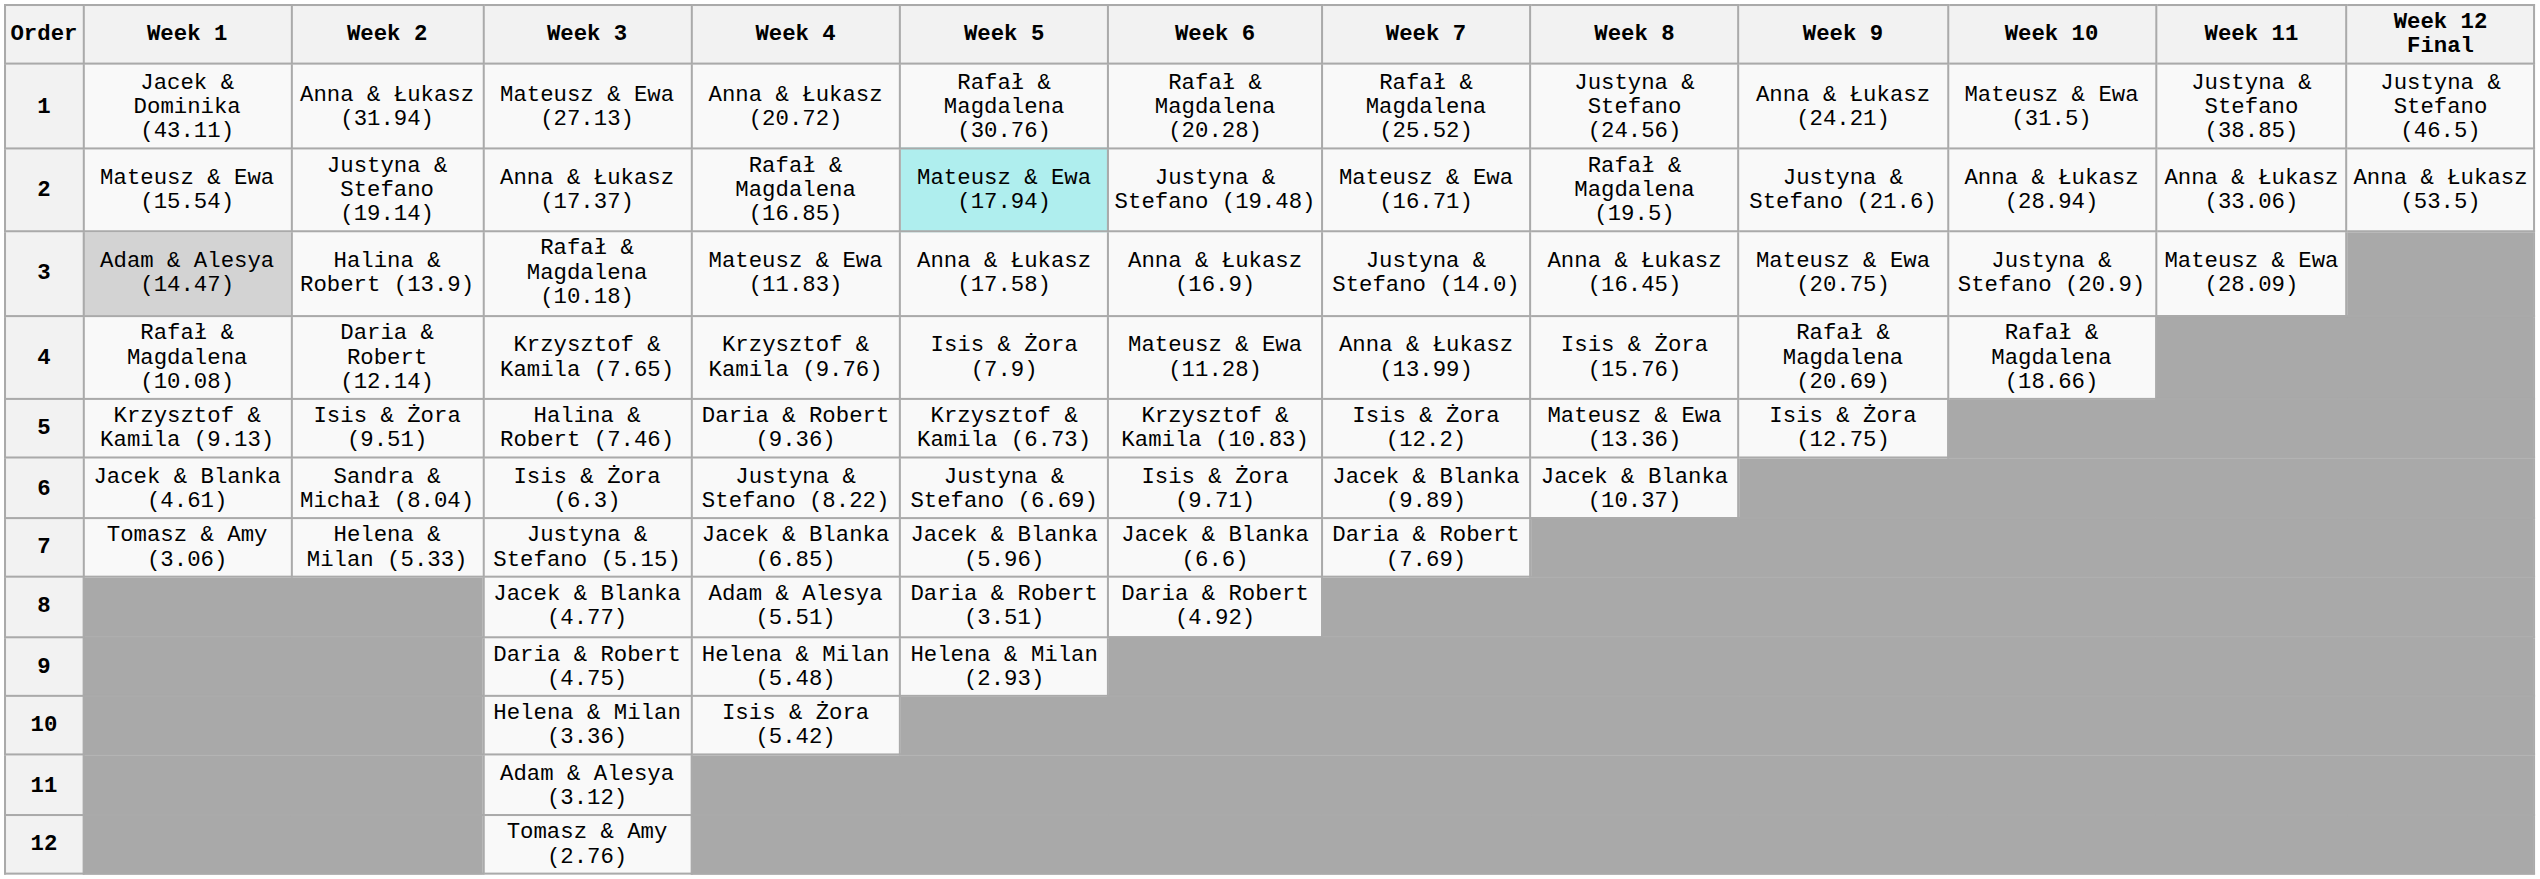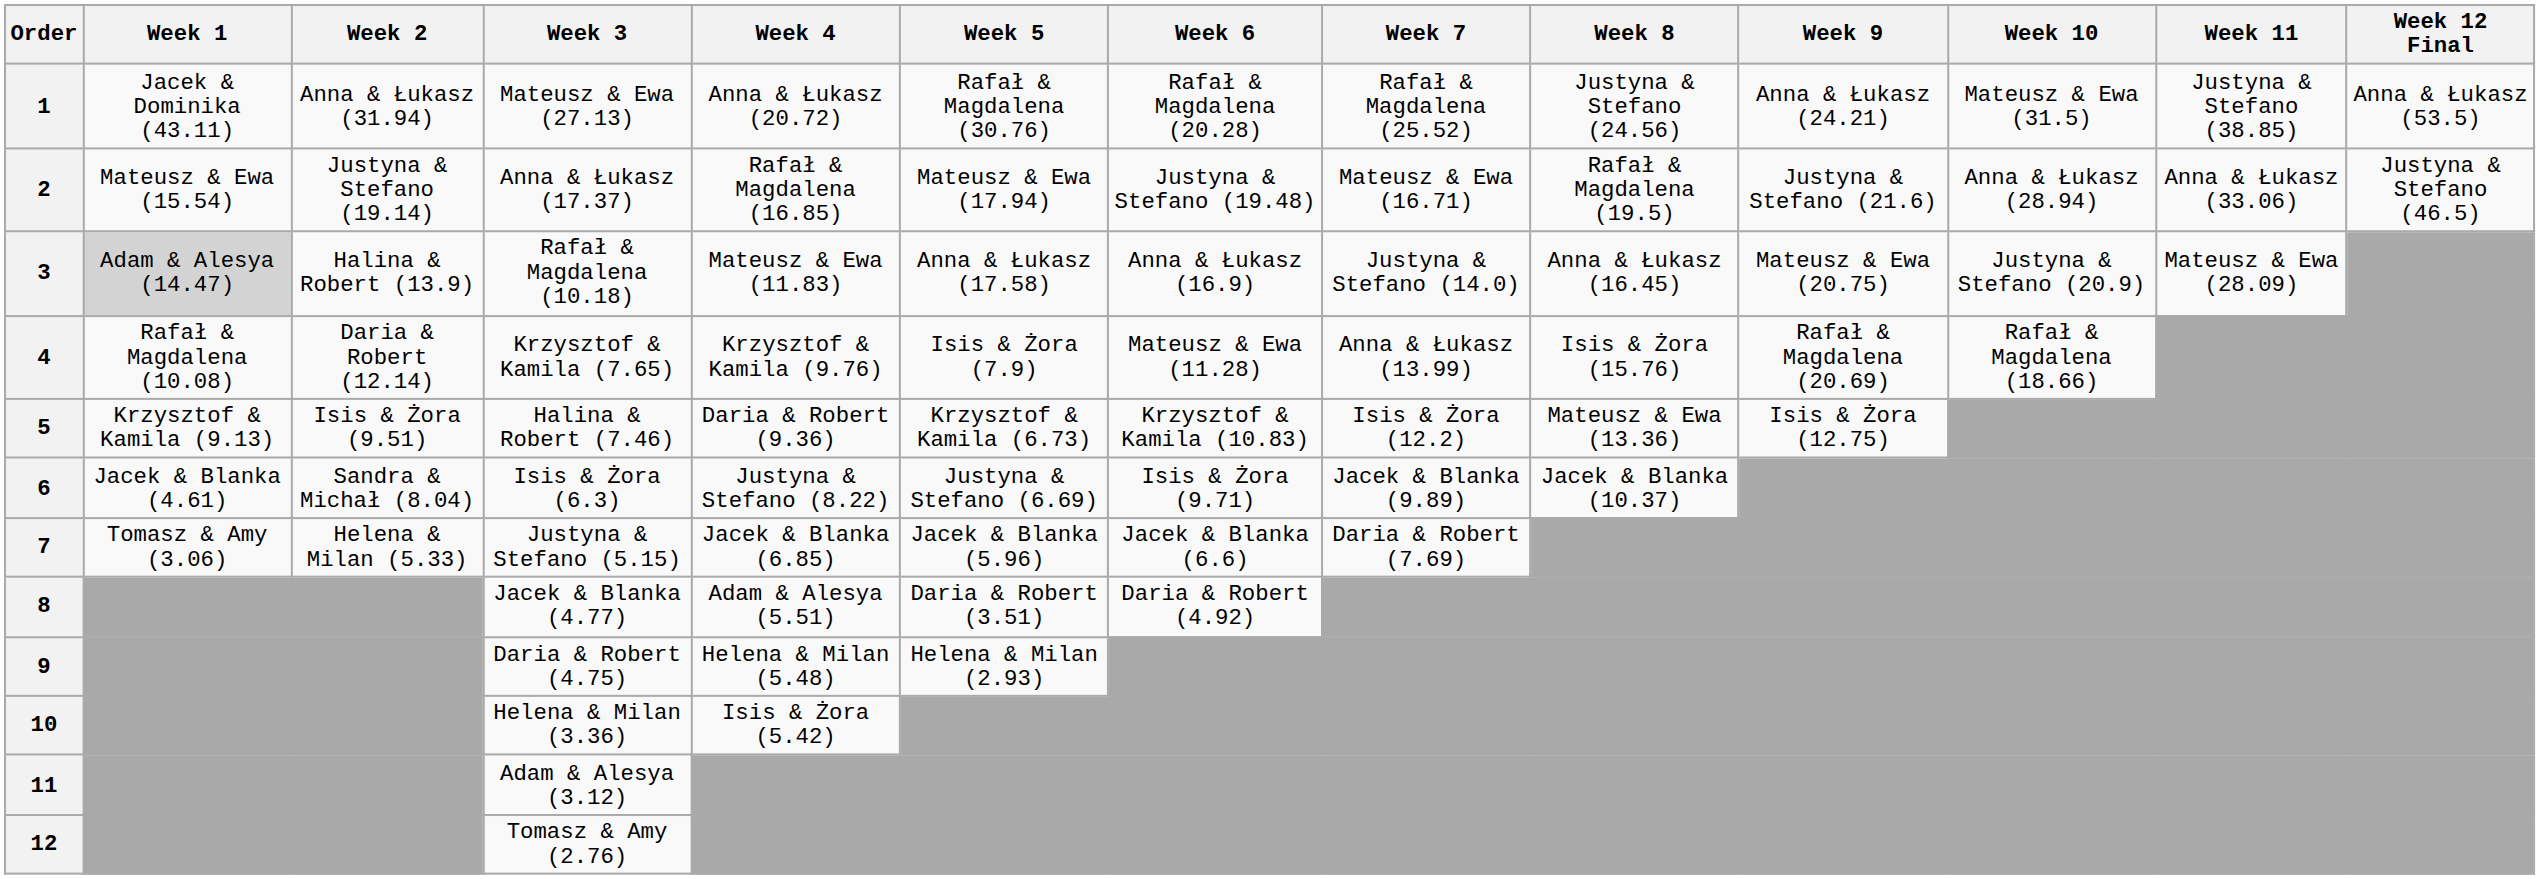(2441, 106) Justyna & Stefano (46.5) -> (2441, 106) Anna & Łukasz (53.5)
(1004, 190) paleturquoise background -> (1004, 190) no background
(2441, 190) Anna & Łukasz (53.5) -> (2441, 190) Justyna & Stefano (46.5)
